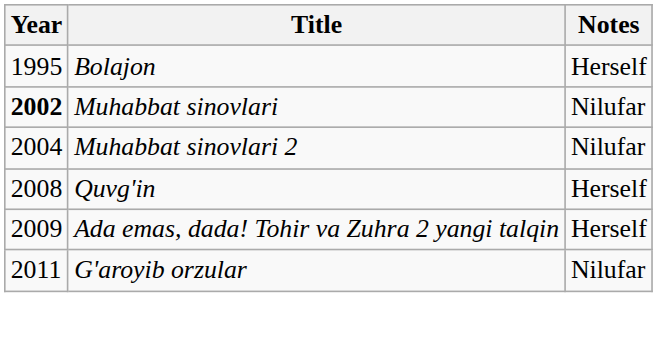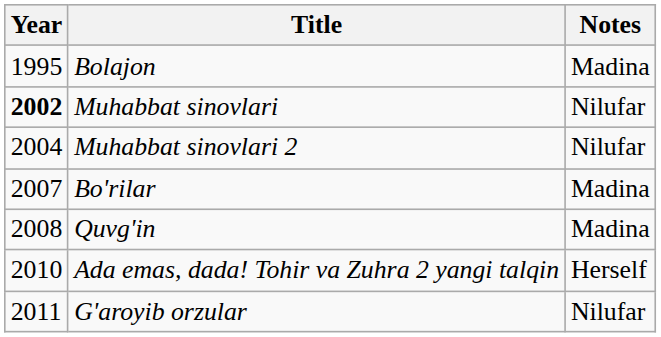(609, 65) Herself -> (610, 65) Madina
+ row: (115, 188)
(609, 188) Herself -> (610, 229) Madina
(37, 229) 2009 -> (37, 270) 2010
